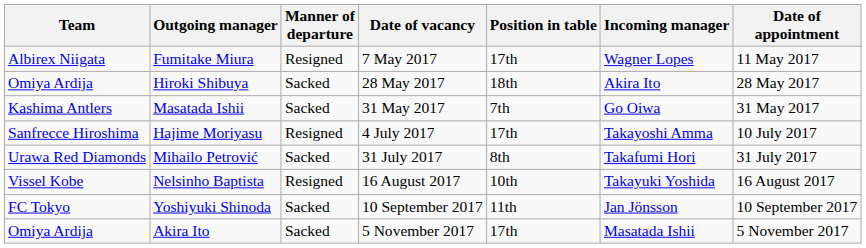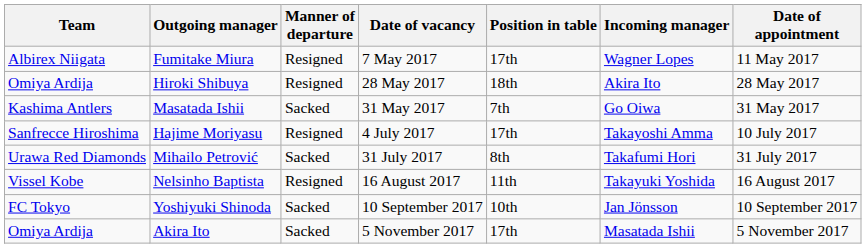(307, 83) Sacked -> (314, 83) Resigned
(504, 181) 10th -> (503, 181) 11th
(503, 206) 11th -> (504, 206) 10th
